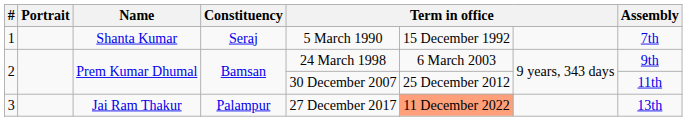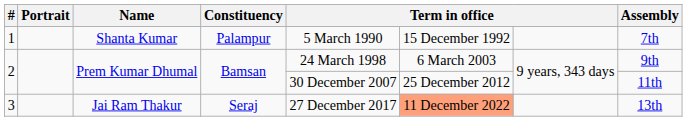(243, 37) Seraj -> (243, 37) Palampur
(243, 104) Palampur -> (243, 104) Seraj
